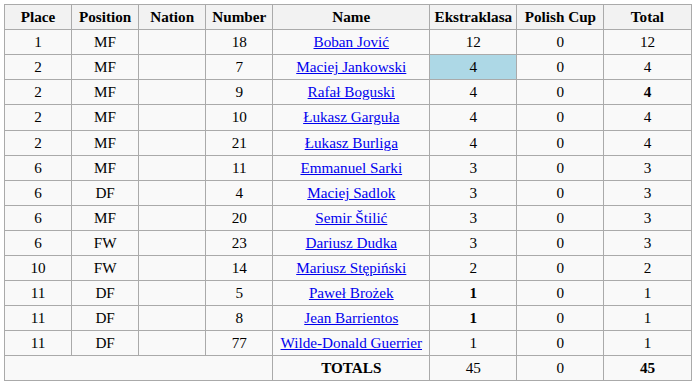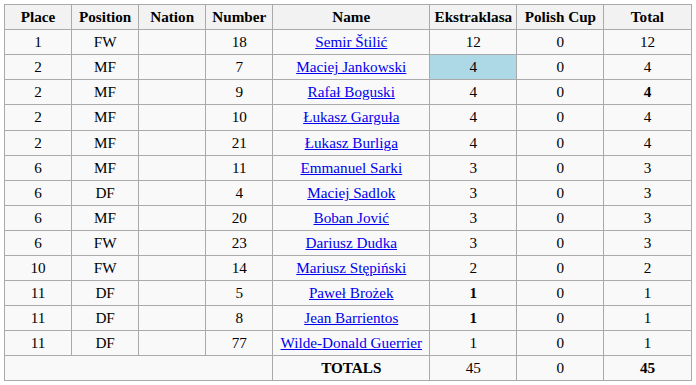(105, 42) MF -> (105, 42) FW
(351, 42) Boban Jović -> (351, 42) Semir Štilić
(351, 217) Semir Štilić -> (351, 217) Boban Jović
